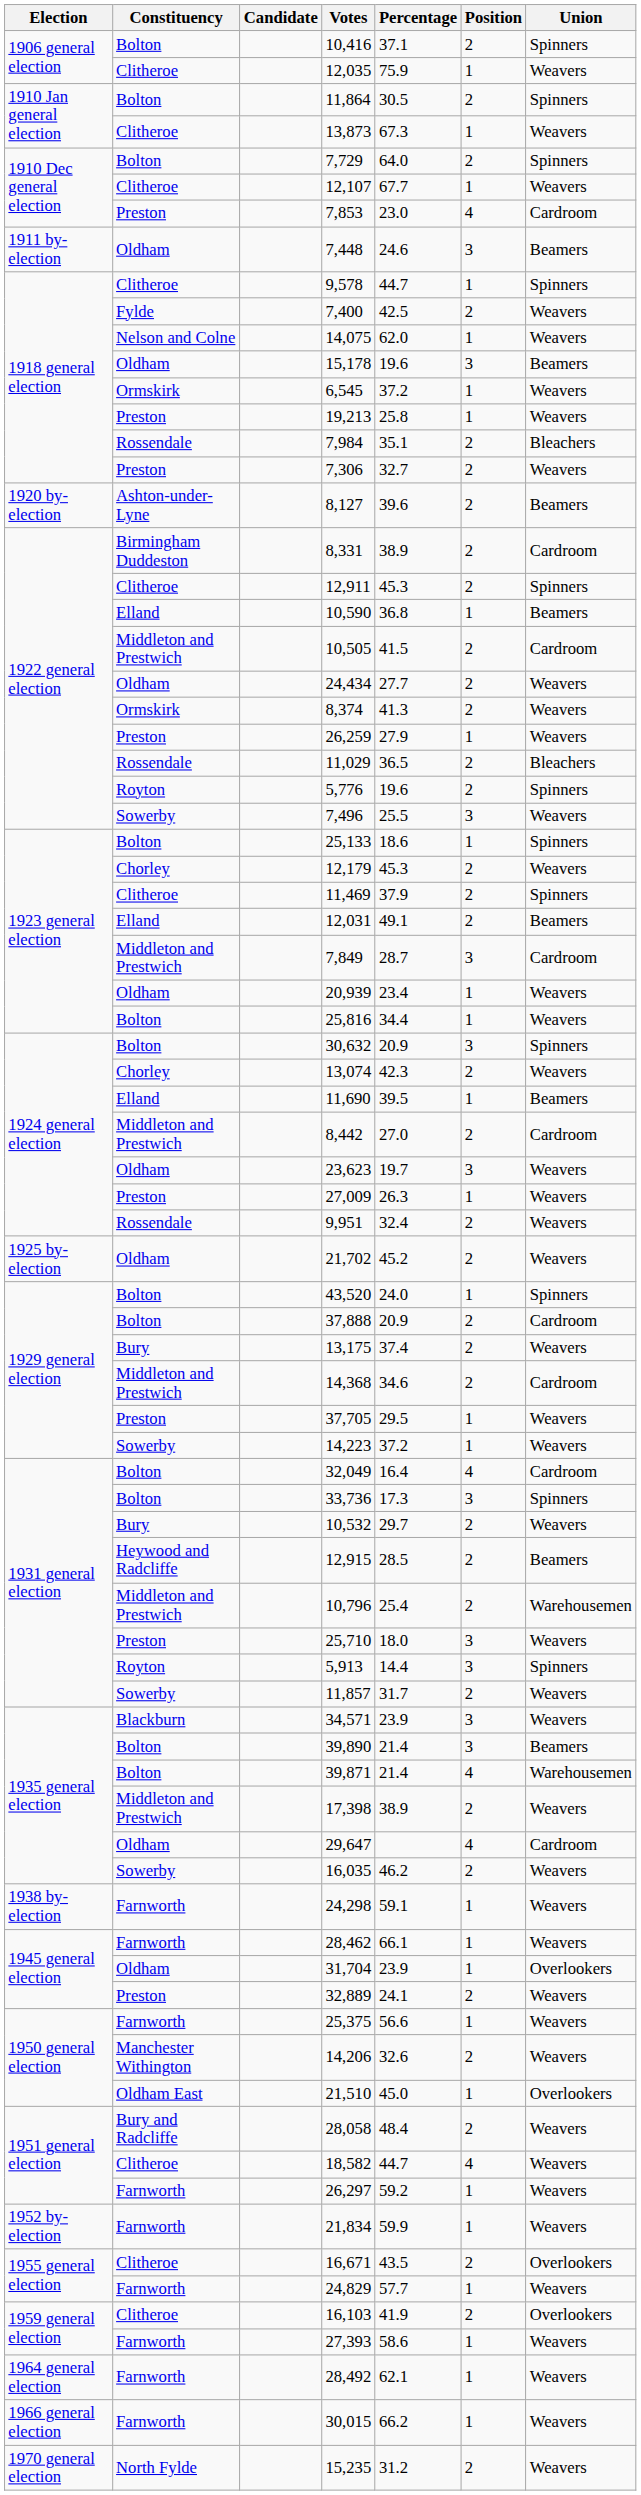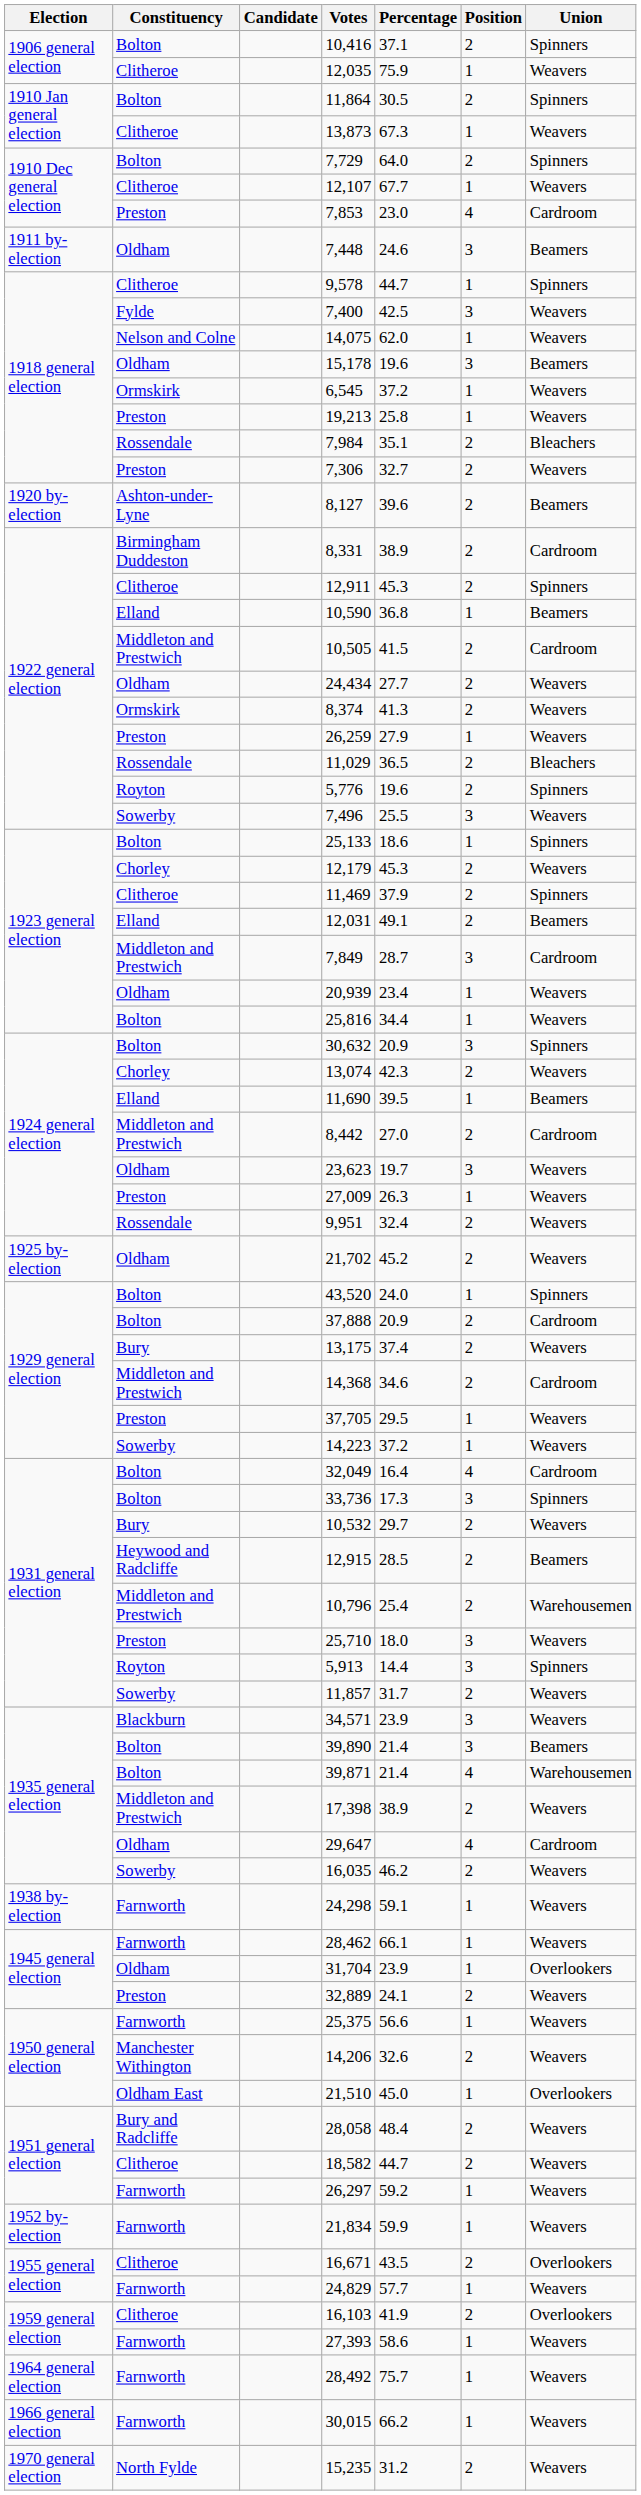(469, 311) 2 -> (469, 311) 3
(469, 2164) 4 -> (469, 2164) 2
(393, 2377) 62.1 -> (393, 2377) 75.7
